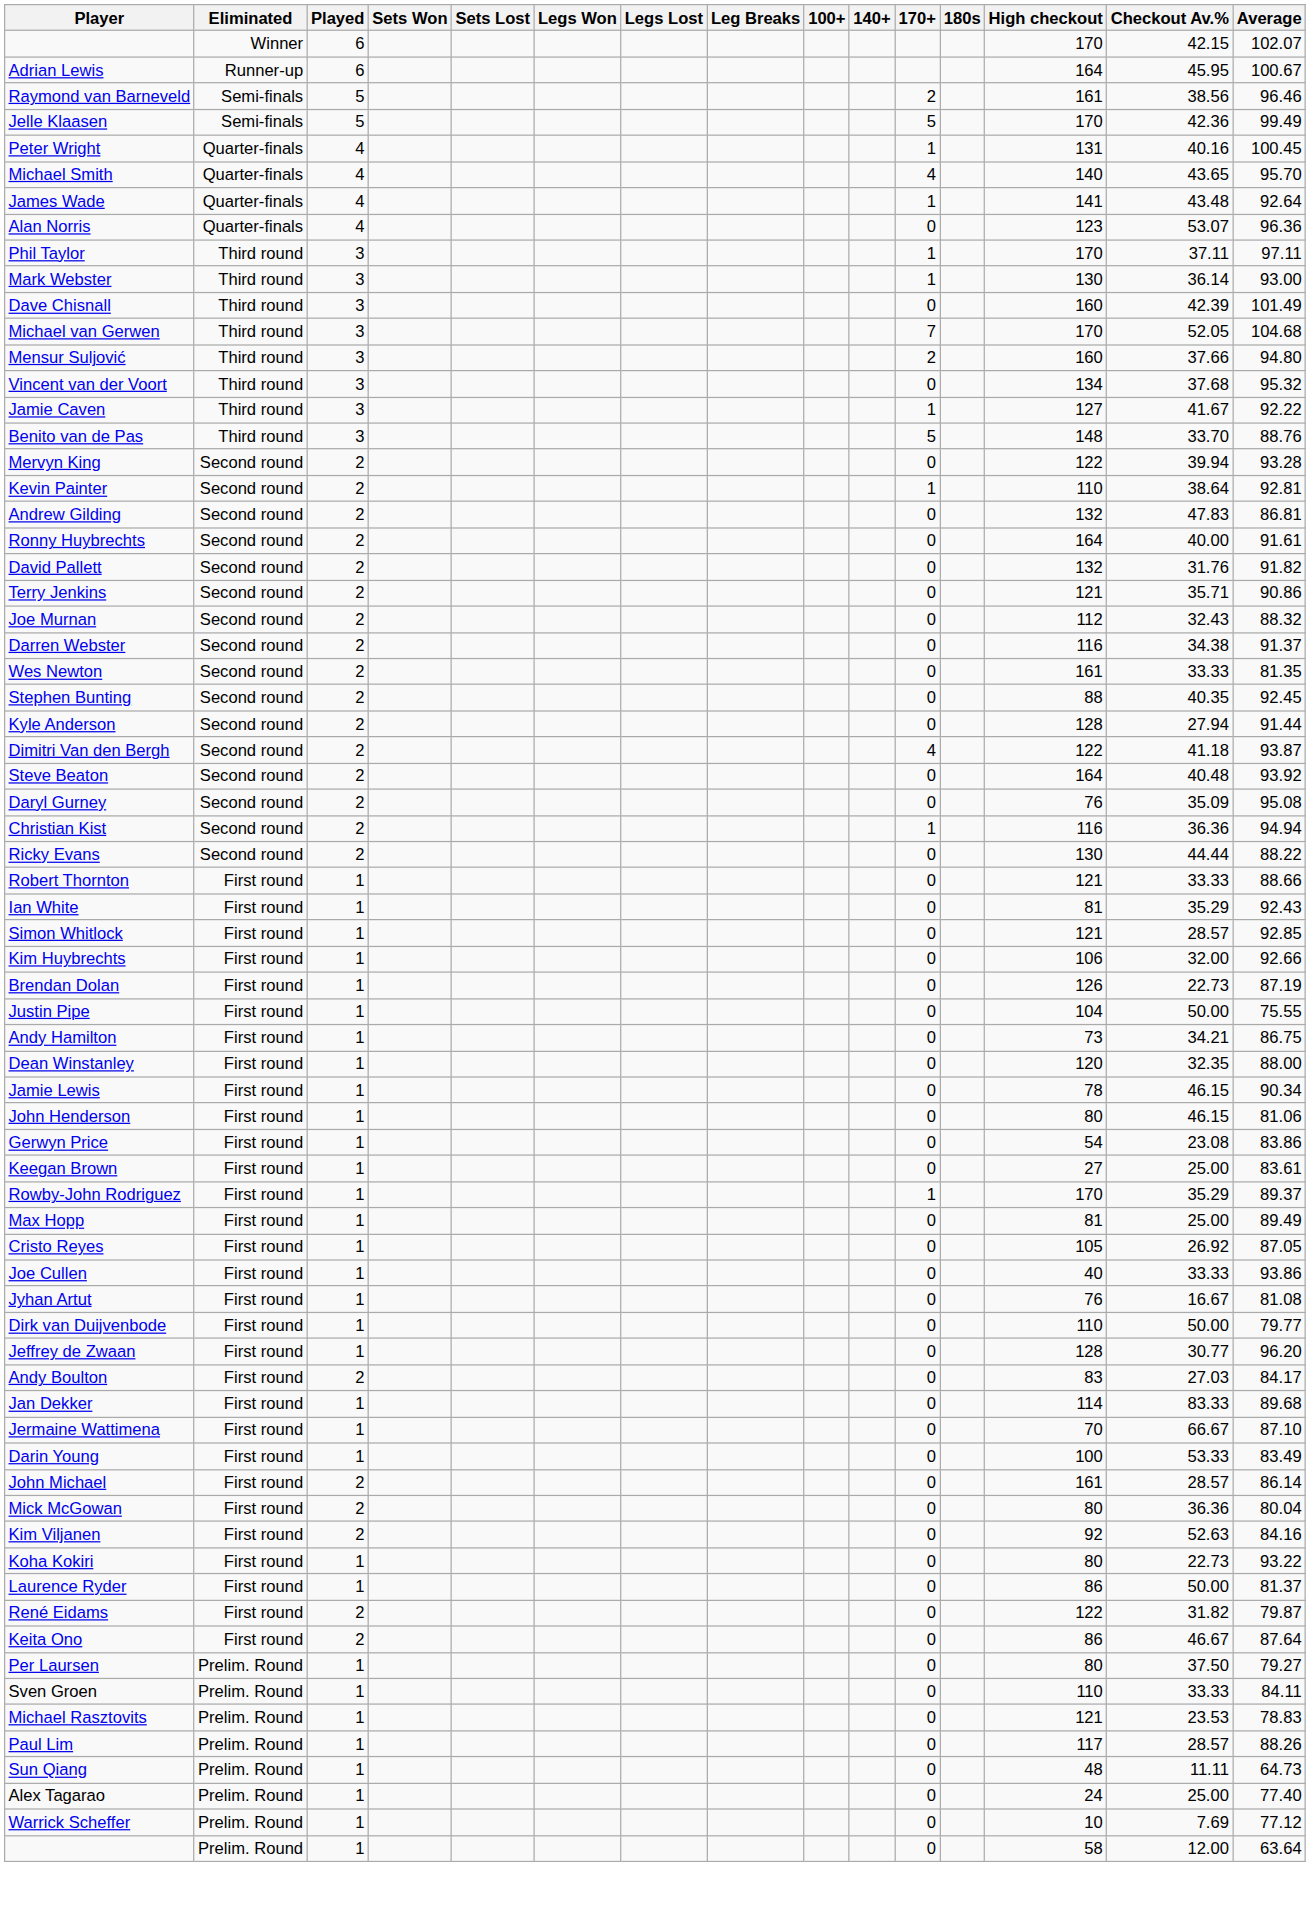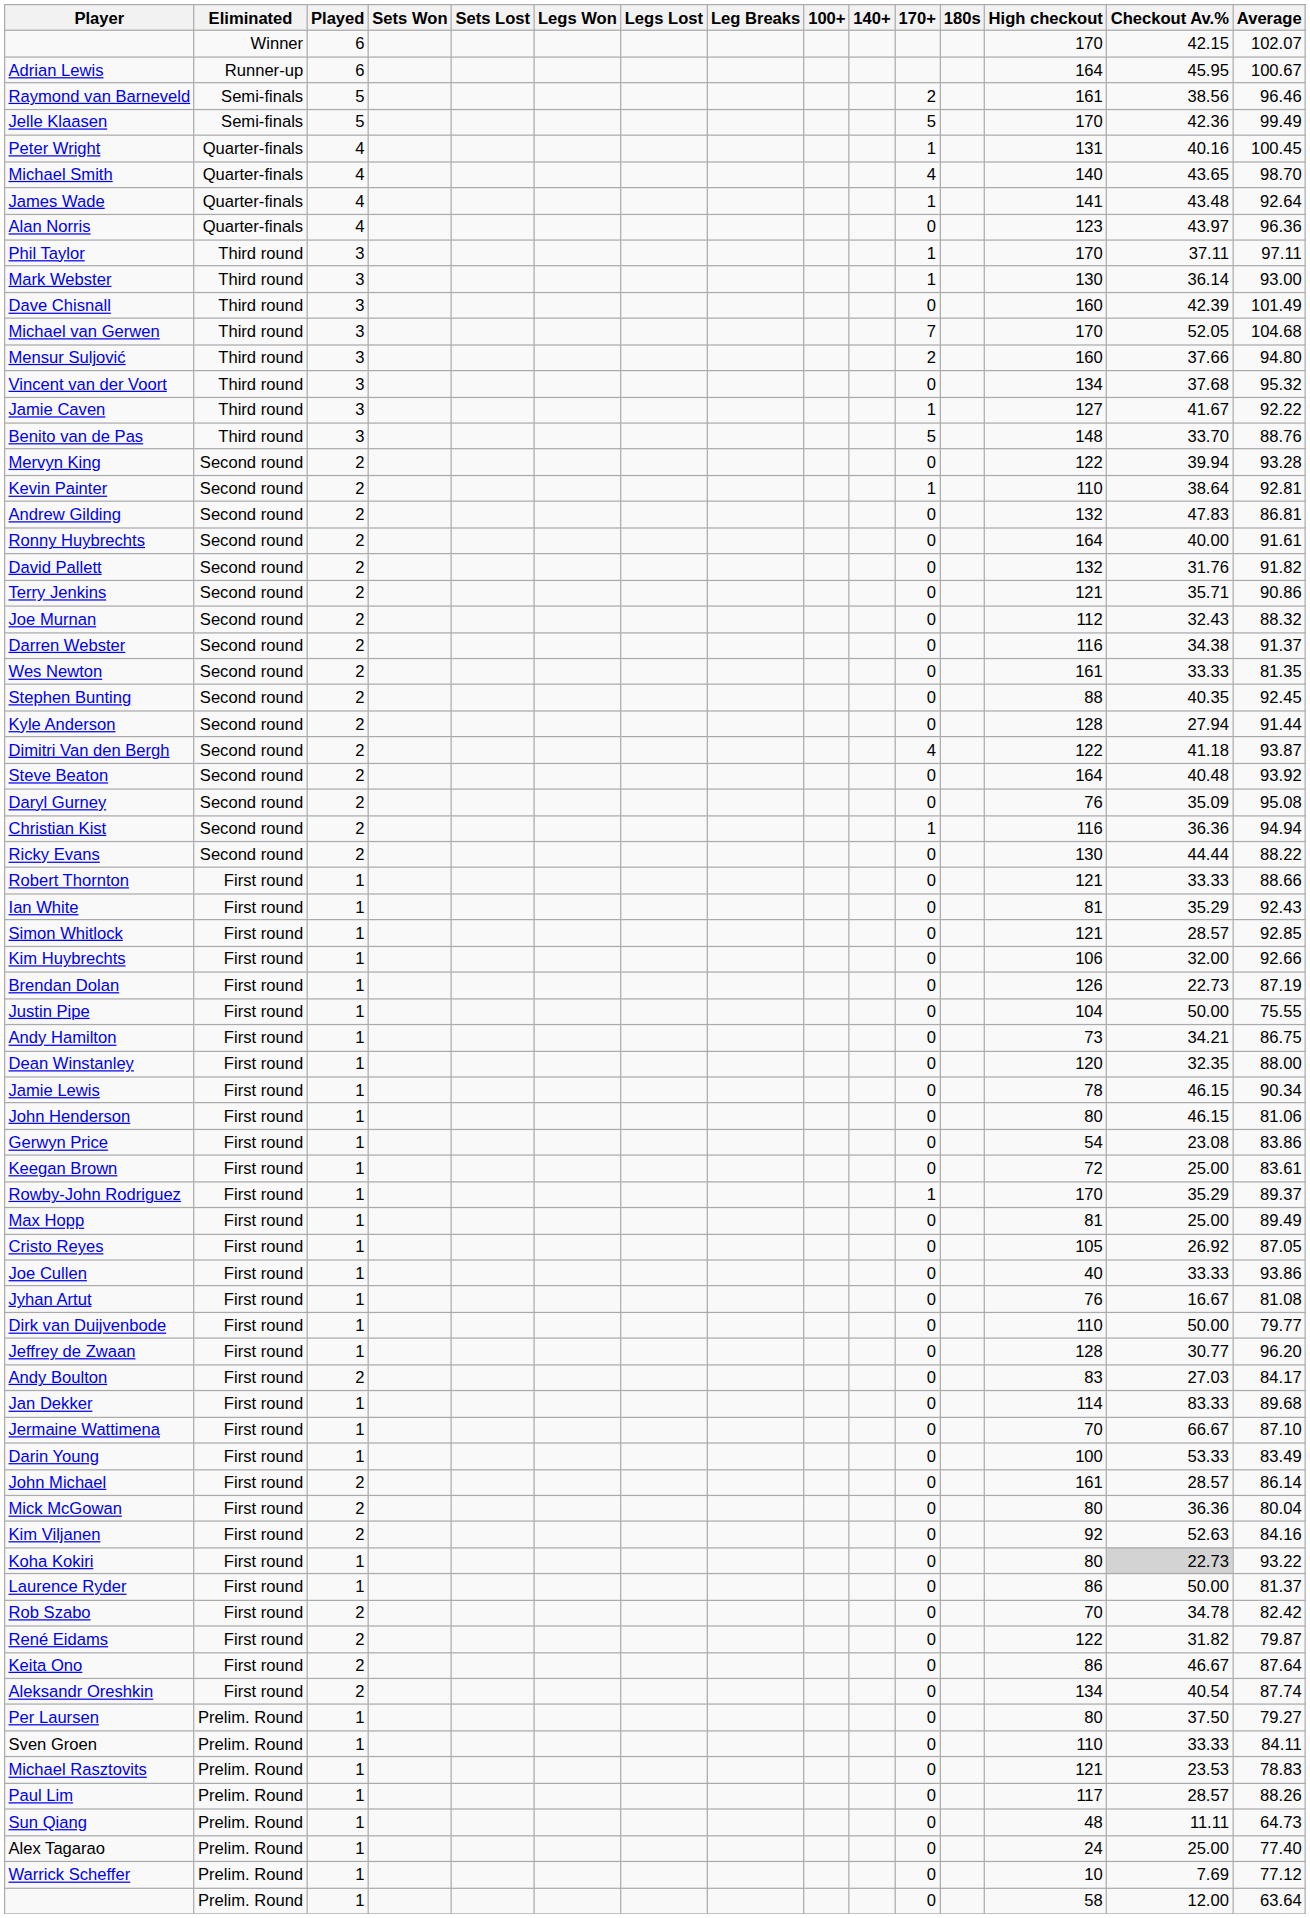(1281, 174) 95.70 -> (1281, 174) 98.70
(1208, 227) 53.07 -> (1208, 227) 43.97
(1094, 1168) 27 -> (1094, 1168) 72
(1208, 1560) no background -> (1208, 1560) lightgrey background
+ row: (50, 1613)
+ row: (81, 1691)
